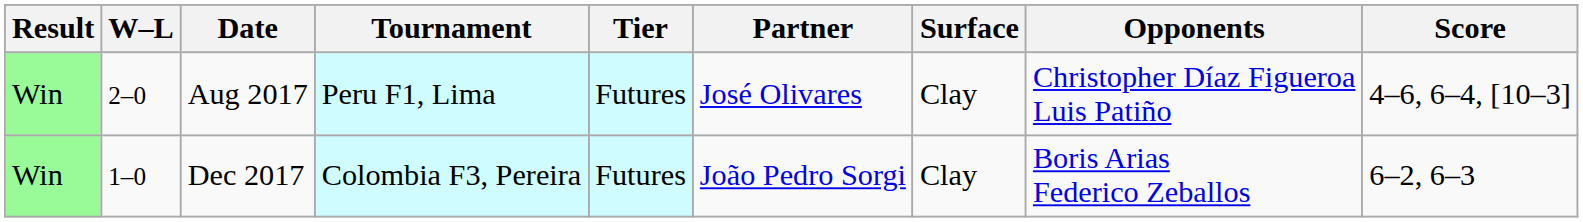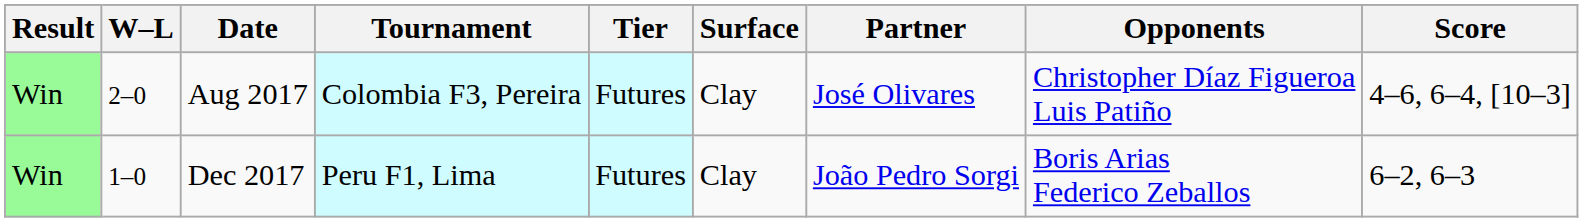columns swapped: (969, 28) <-> (803, 28)
(409, 93) Peru F1, Lima -> (451, 93) Colombia F3, Pereira
(451, 175) Colombia F3, Pereira -> (409, 175) Peru F1, Lima
